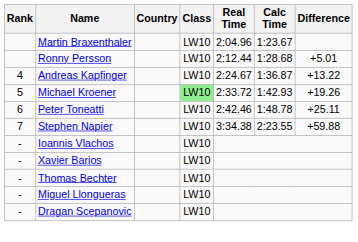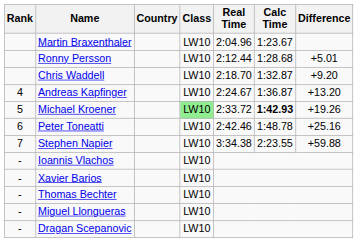+ row: (71, 76)
(324, 76) +13.22 -> (324, 93) +13.20
(275, 93) normal -> (275, 110) bold
(324, 110) +25.11 -> (324, 127) +25.16
